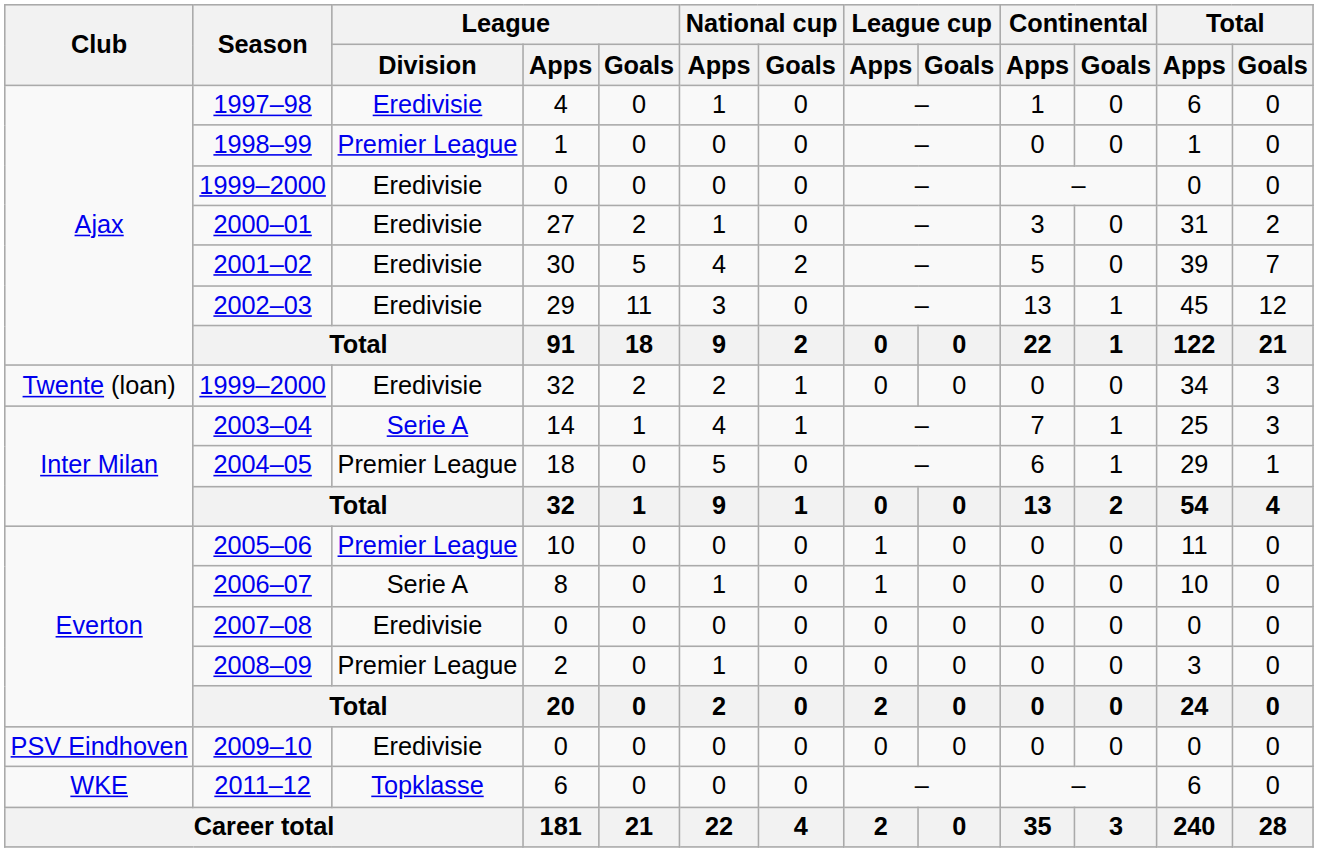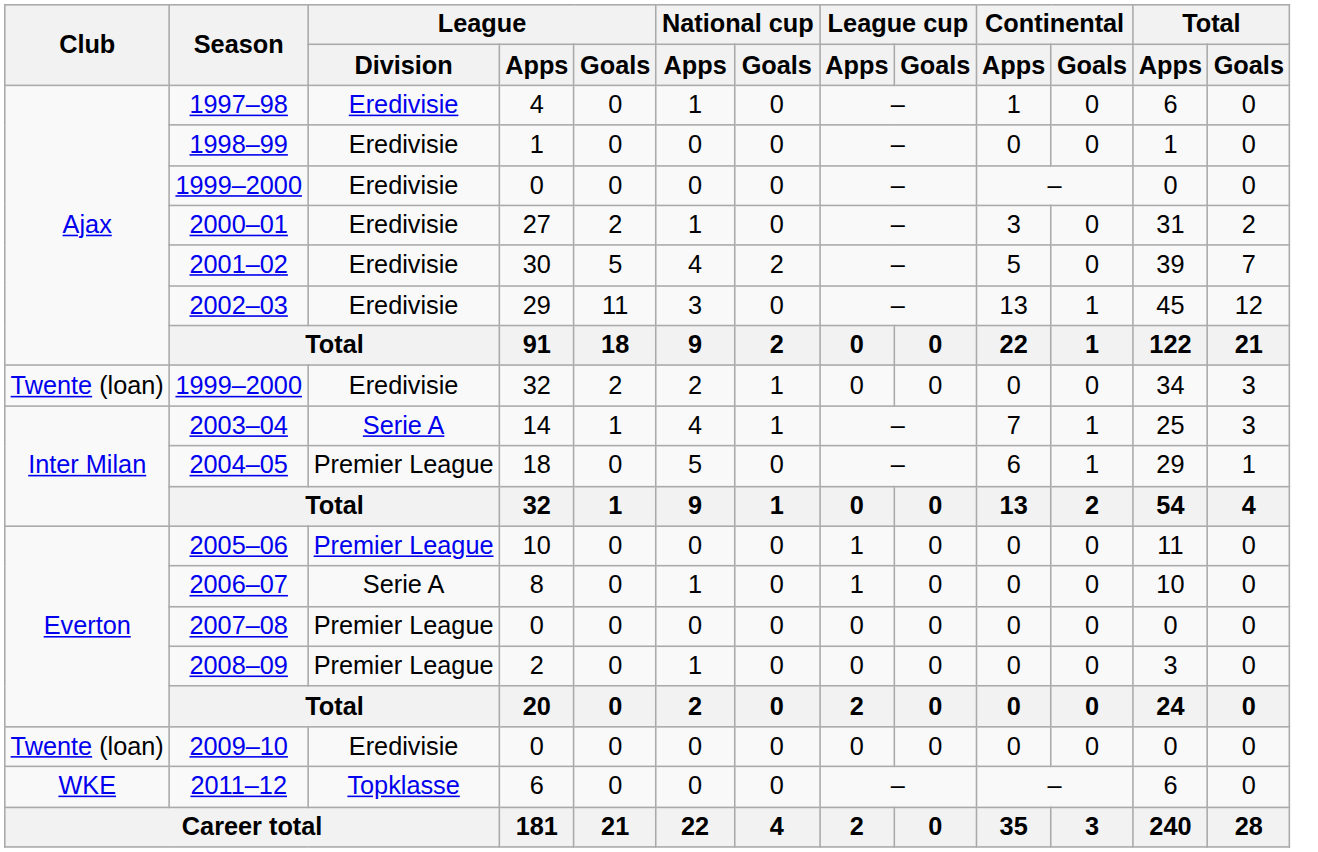(427, 144) Premier League -> (404, 144) Eredivisie
(427, 625) Eredivisie -> (404, 625) Premier League
(99, 746) PSV Eindhoven -> (87, 746) Twente (loan)
